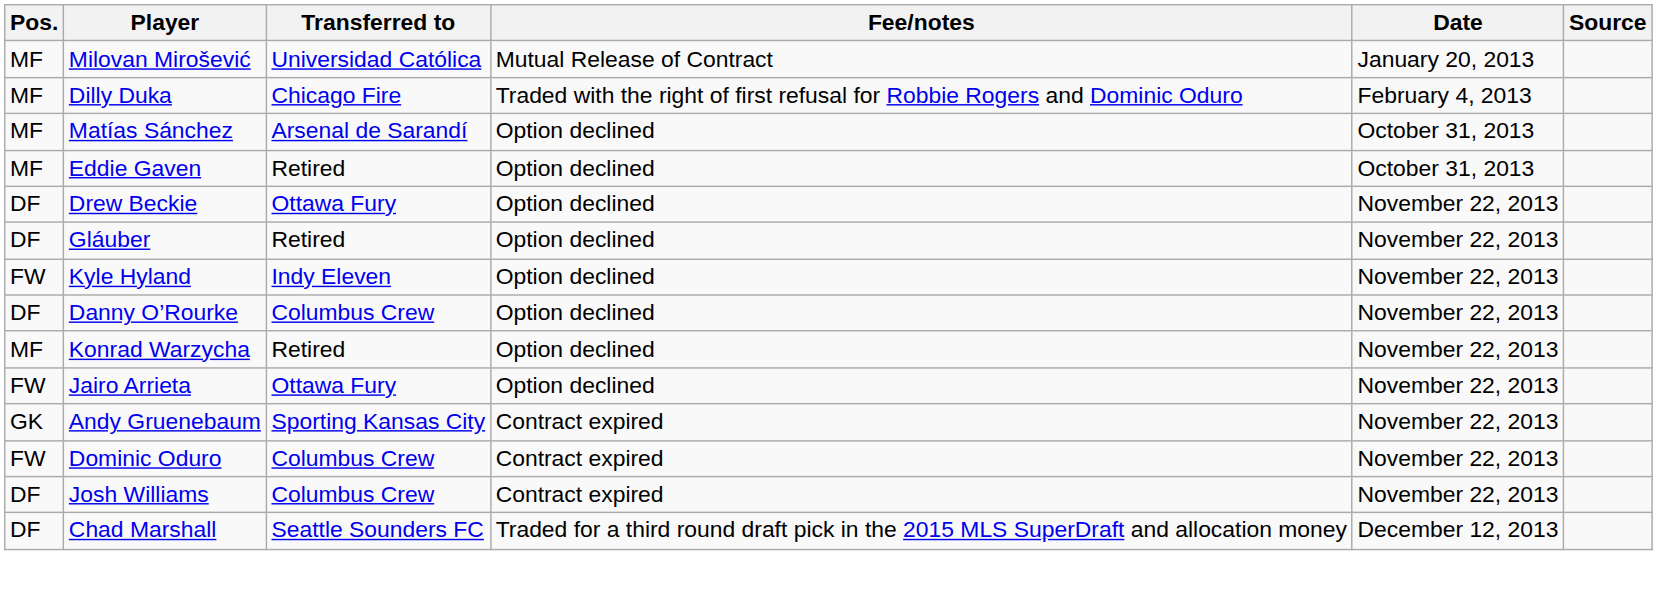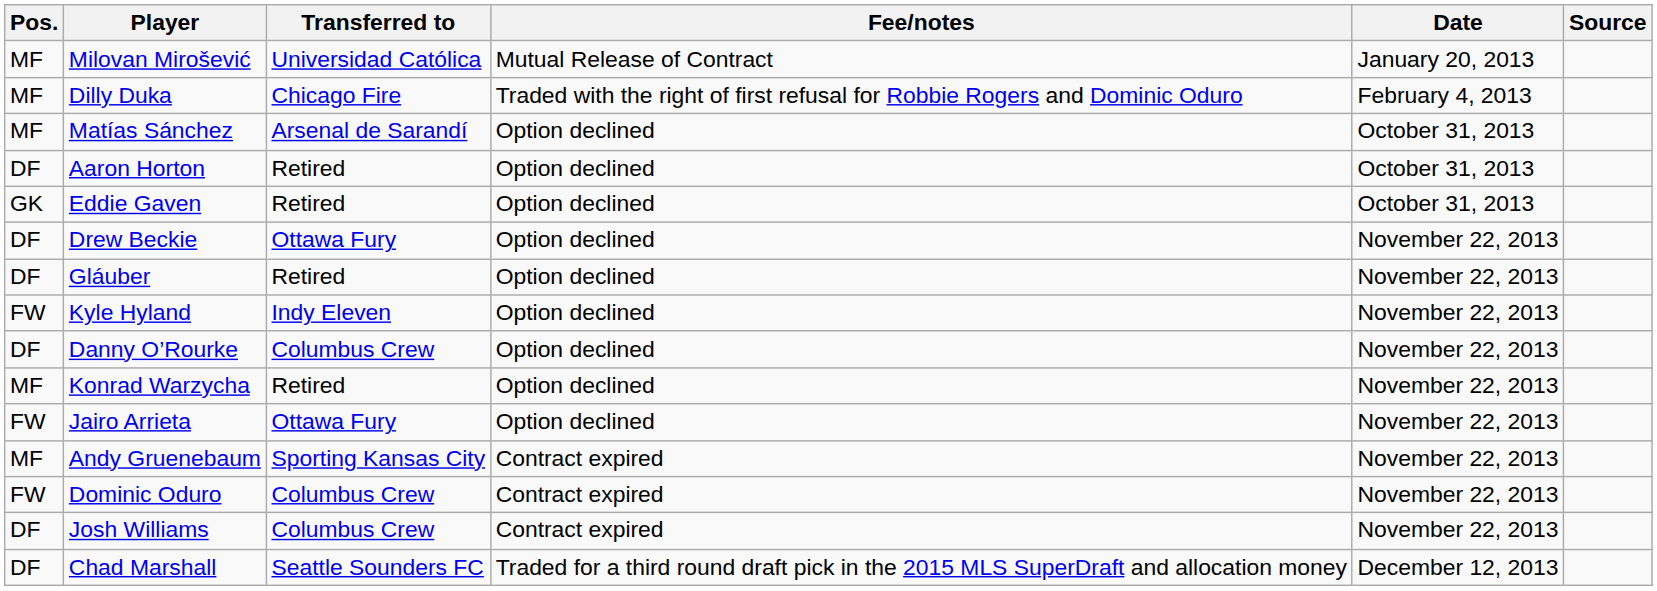+ row: (137, 167)
(27, 167) MF -> (27, 204) GK
(27, 421) GK -> (27, 458) MF
